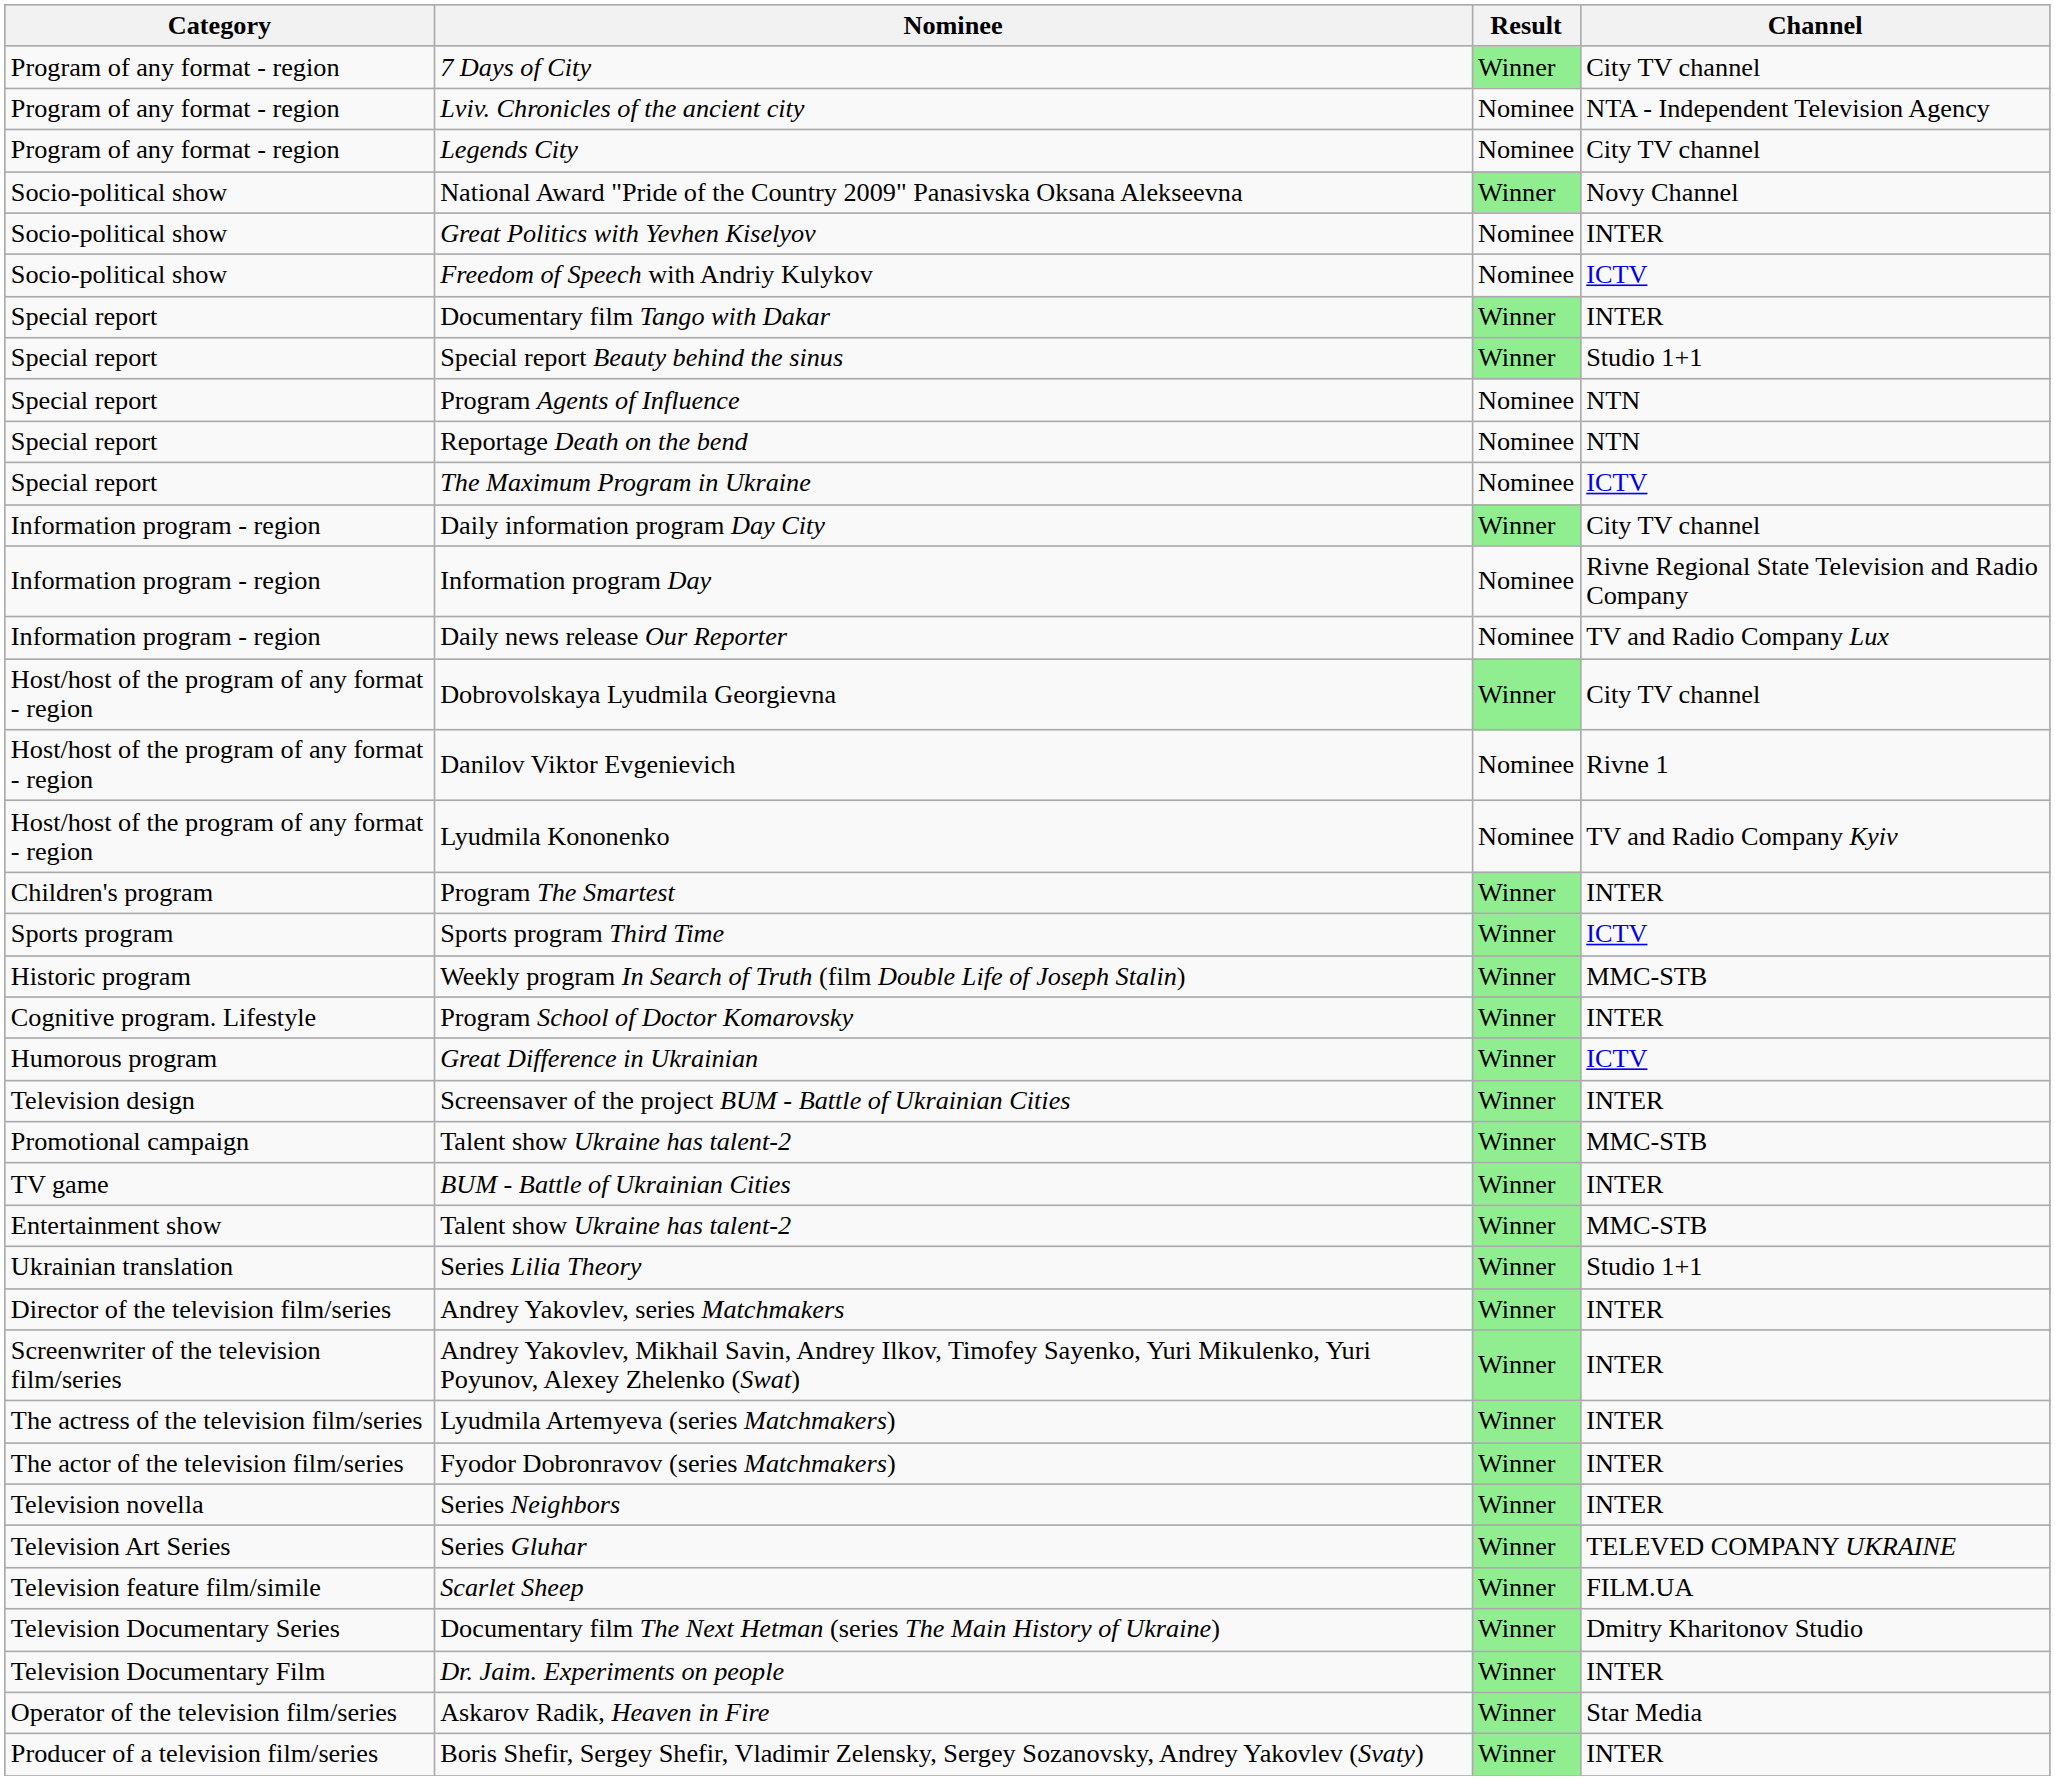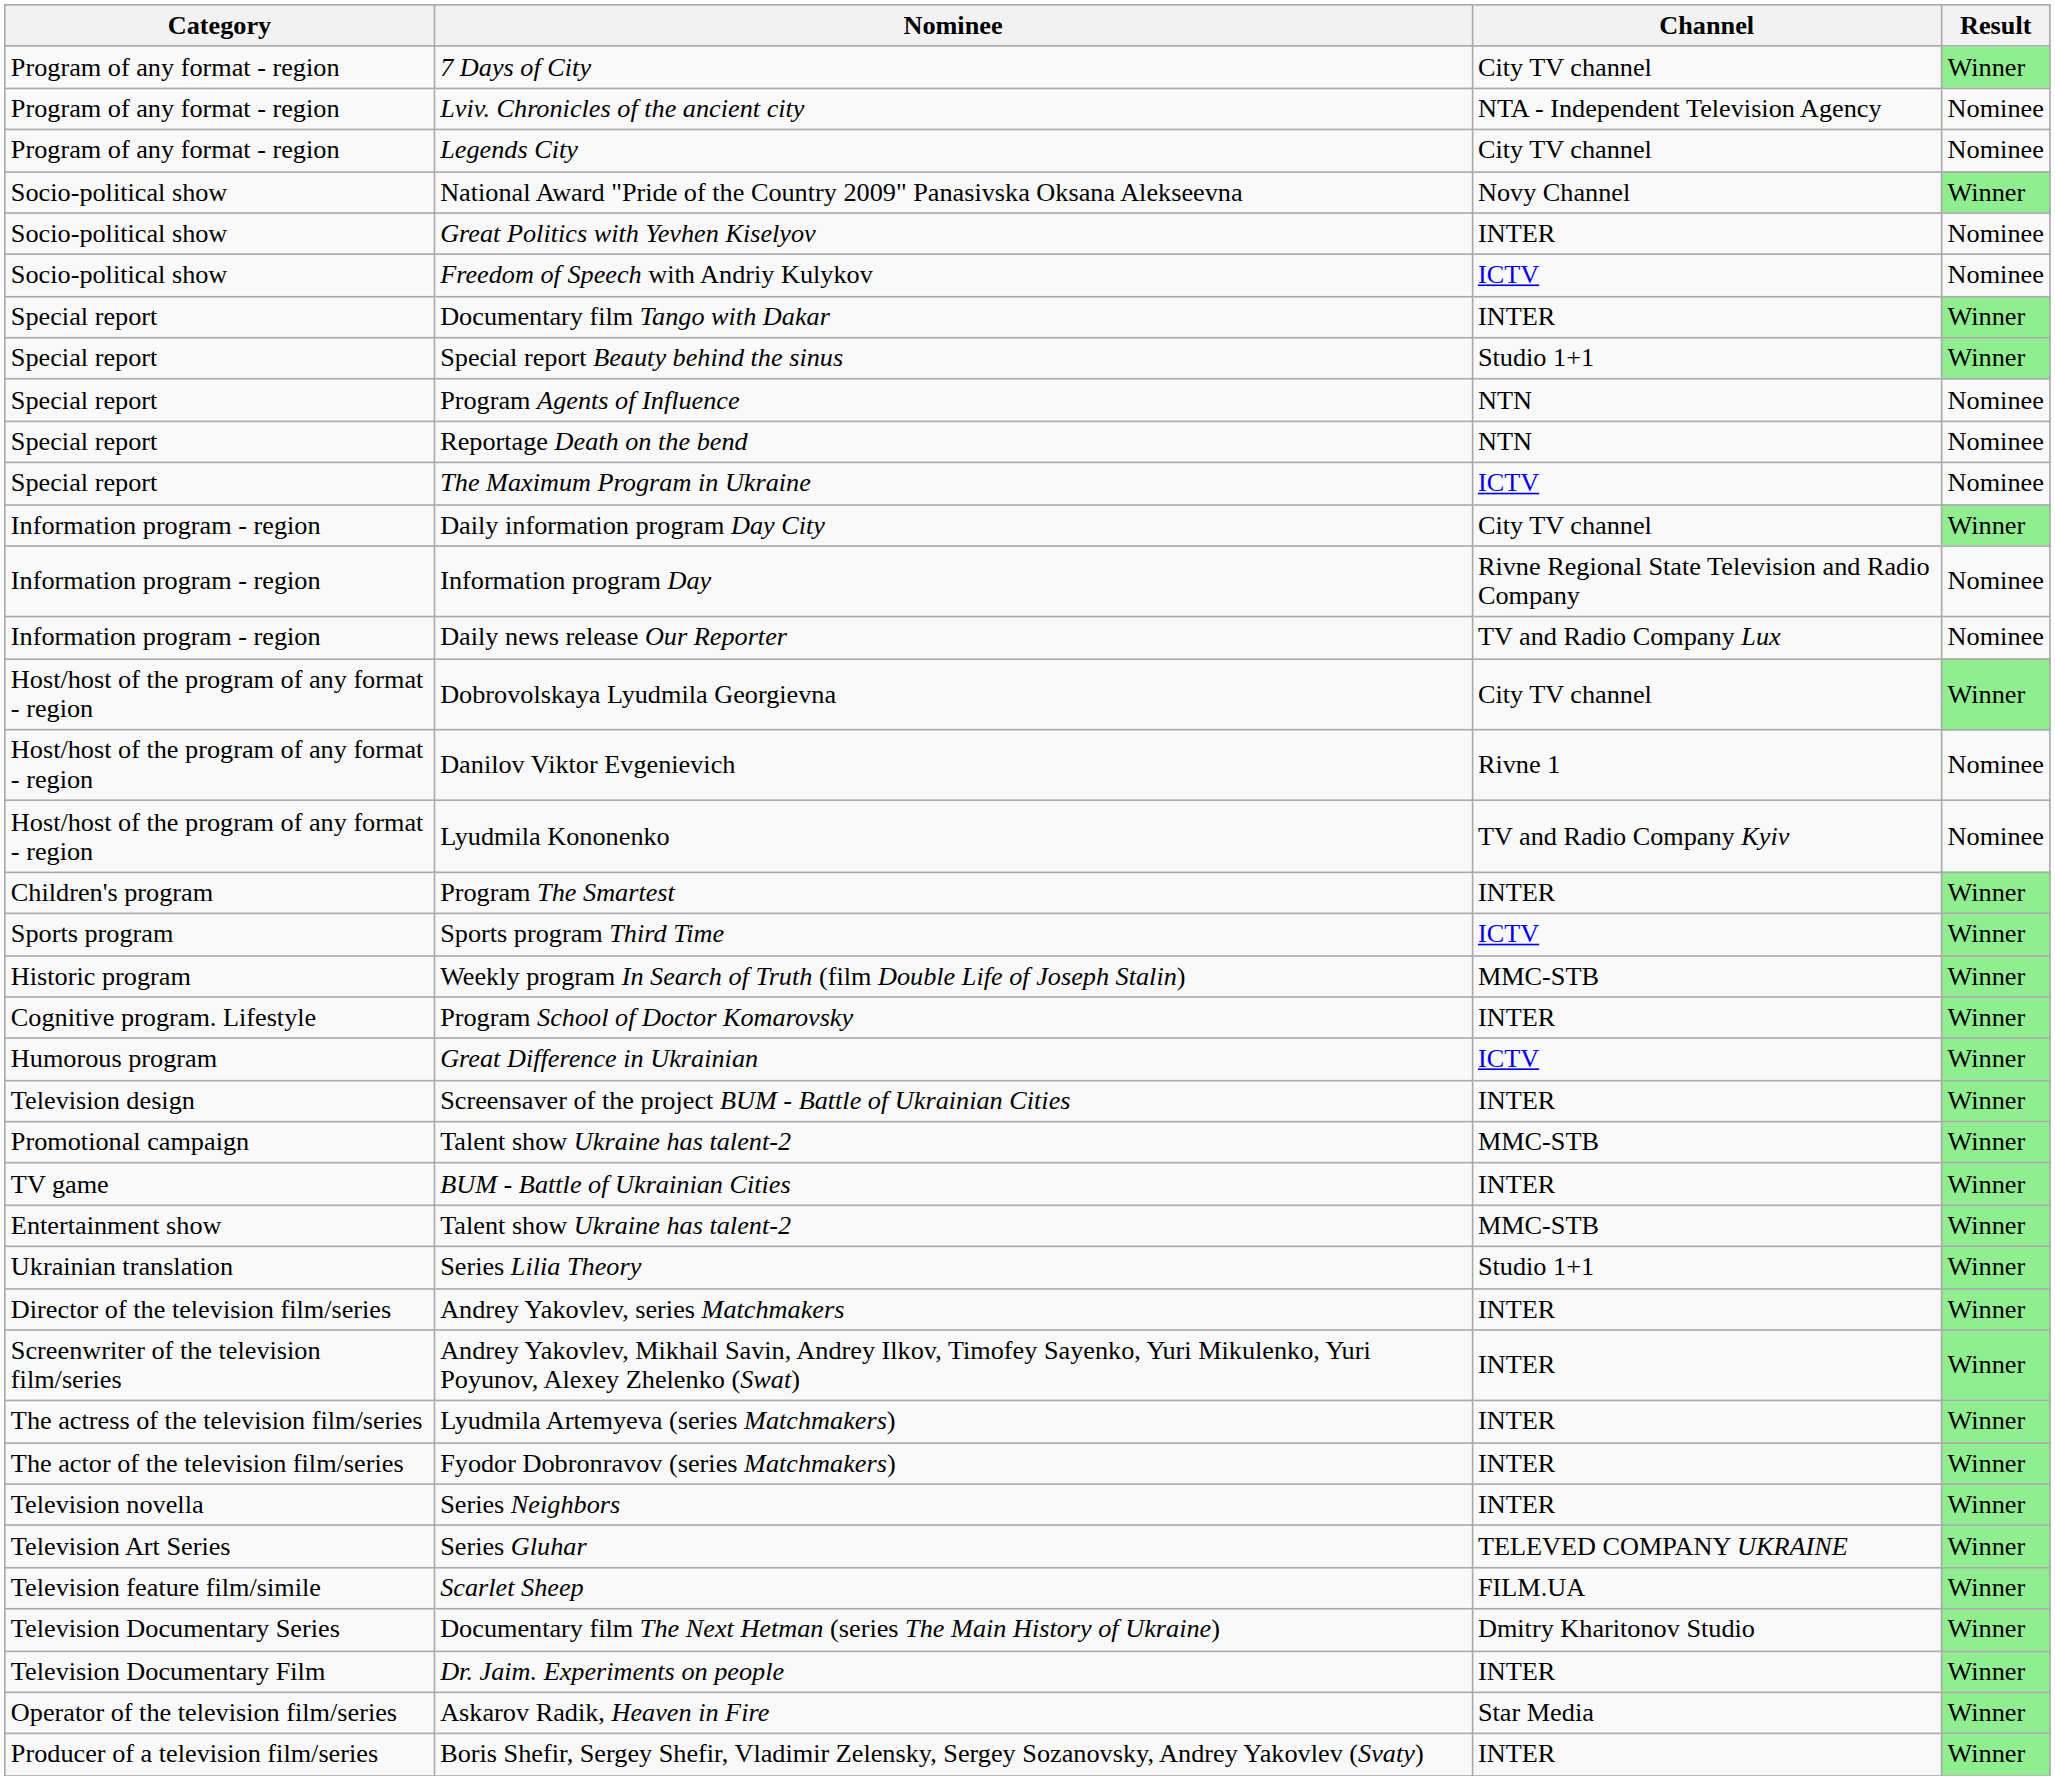columns swapped: (1815, 25) <-> (1526, 25)
